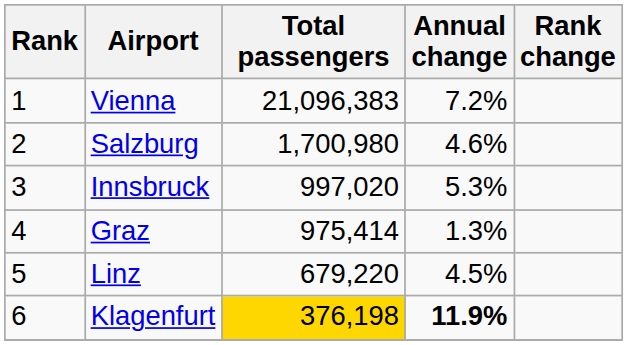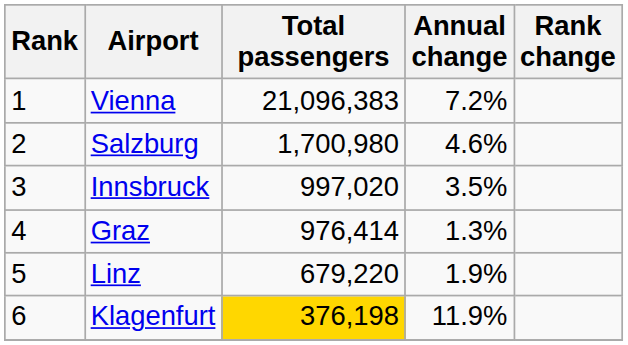(476, 187) 5.3% -> (476, 187) 3.5%
(350, 230) 975,414 -> (350, 230) 976,414
(476, 273) 4.5% -> (476, 273) 1.9%
(469, 317) bold -> (470, 317) normal
